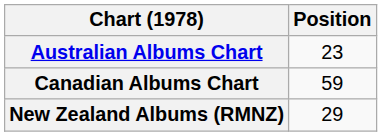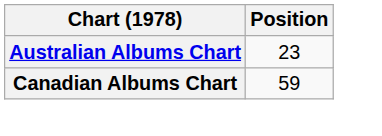- row: (147, 114)
